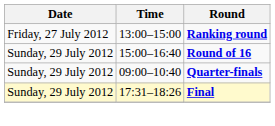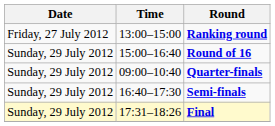+ row: (216, 92)
